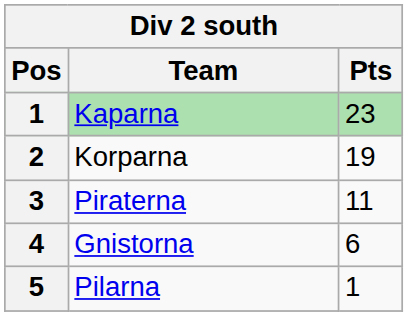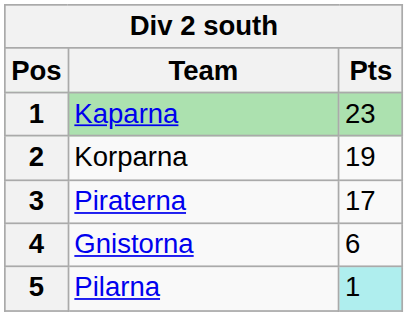(359, 200) 11 -> (360, 200) 17
(353, 288) no background -> (353, 288) paleturquoise background
